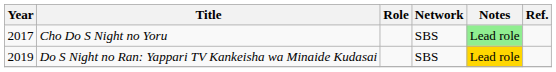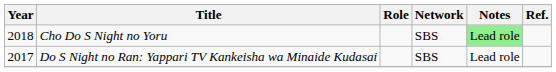(21, 35) 2017 -> (21, 35) 2018
(21, 56) 2019 -> (21, 56) 2017
(495, 56) gold background -> (495, 56) no background
